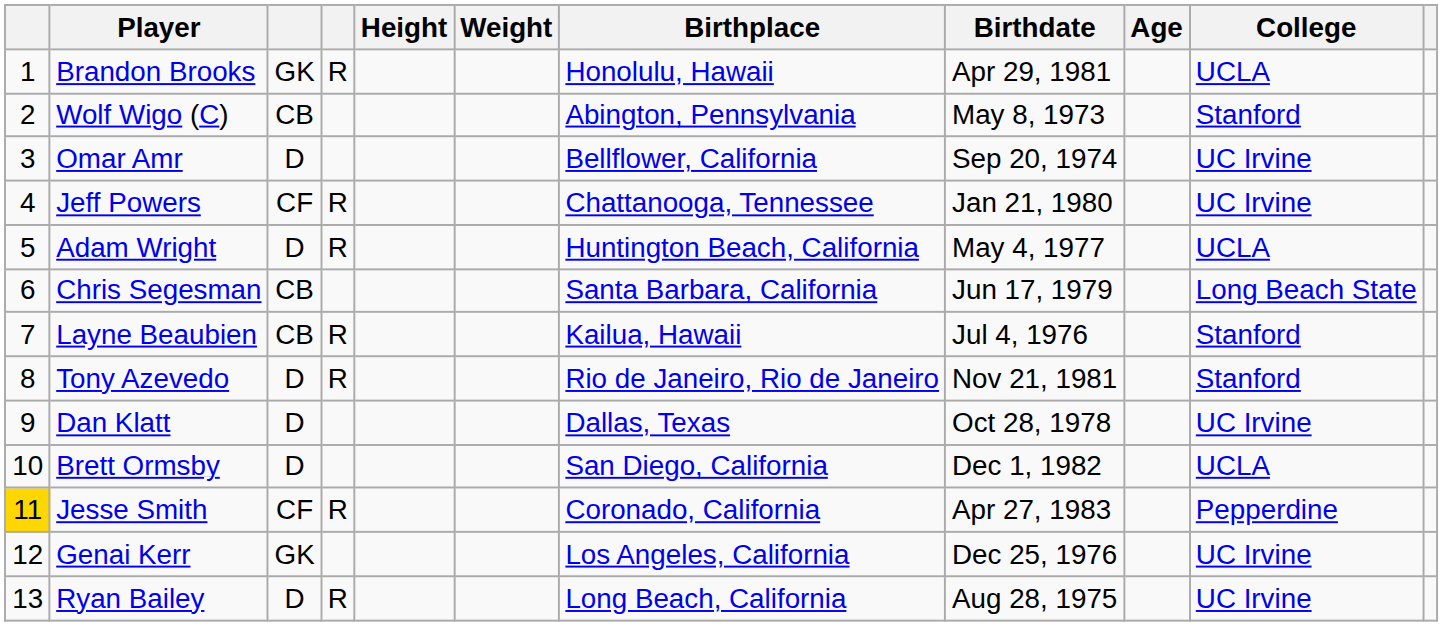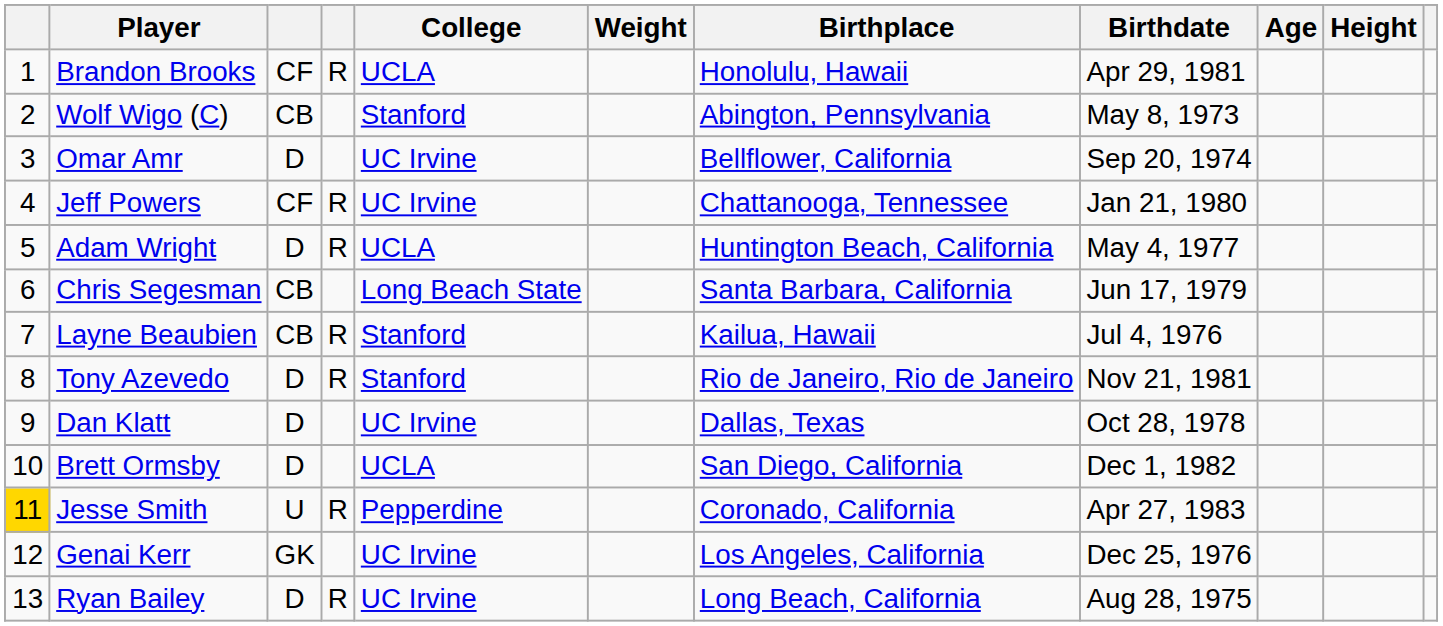columns swapped: (404, 27) <-> (1306, 27)
(295, 71) GK -> (295, 71) CF
(295, 510) CF -> (295, 510) U
